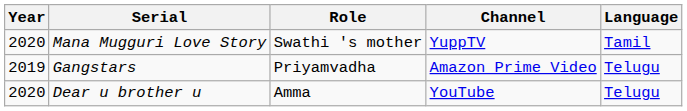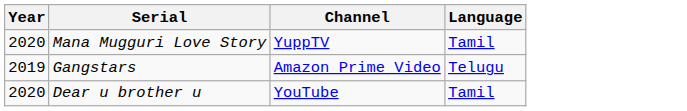- column: (348, 17)
(632, 93) Telugu -> (471, 93) Tamil
